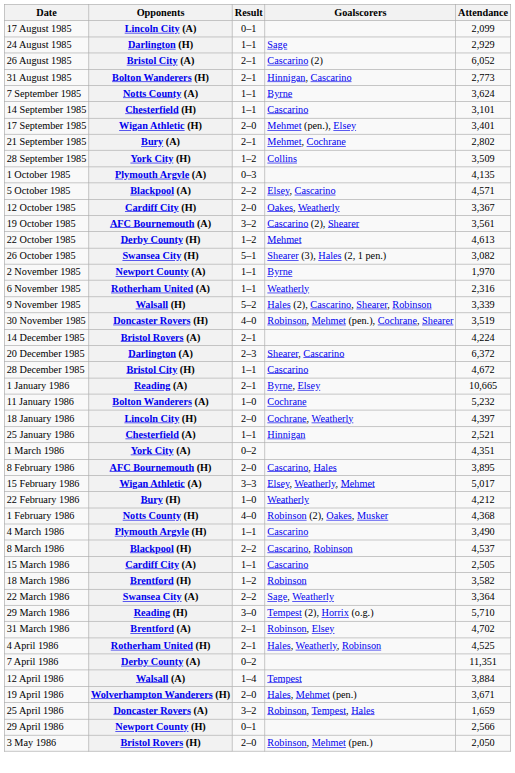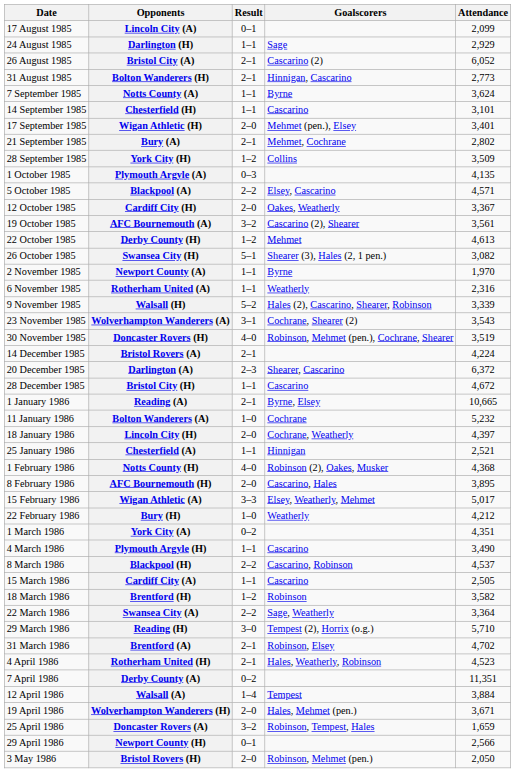+ row: (161, 321)
rows swapped: (161, 516) <-> (161, 451)
(483, 645) 4,525 -> (483, 662) 4,523
